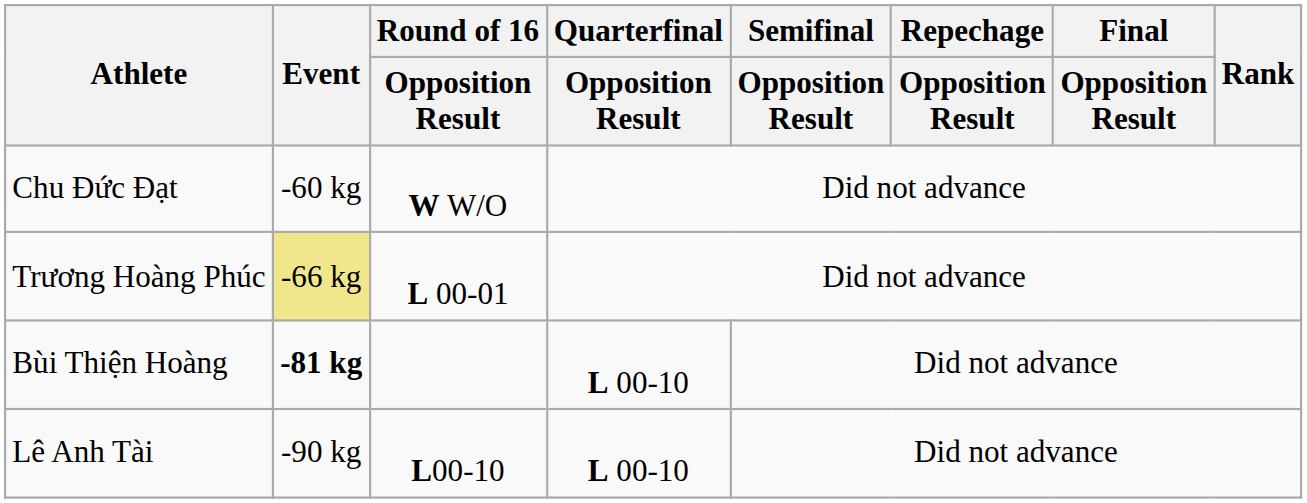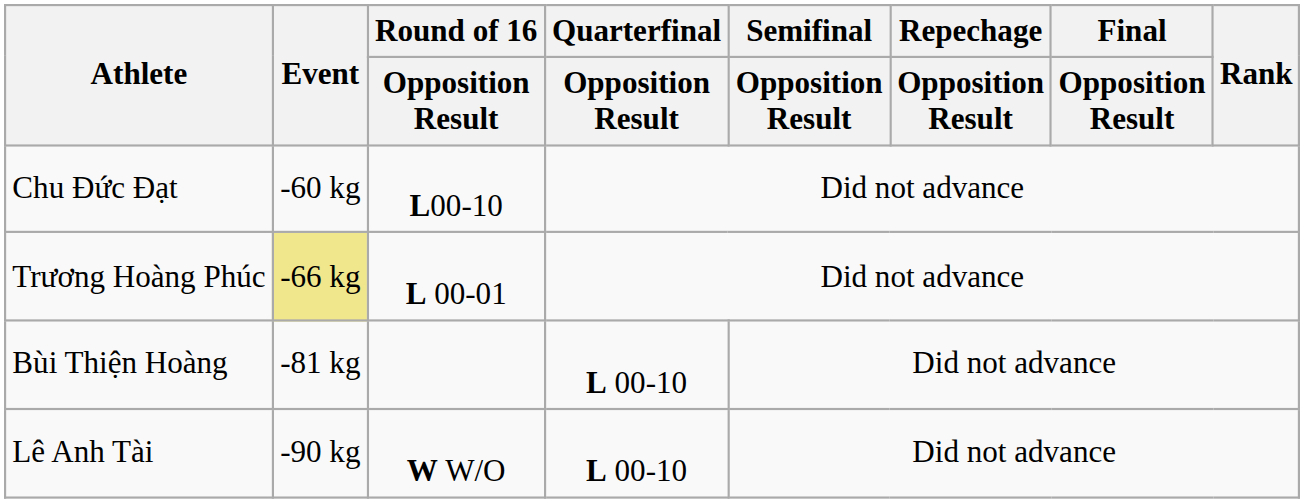(458, 206) W W/O -> (456, 206) L00-10
(321, 364) bold -> (320, 364) normal
(458, 470) L00-10 -> (456, 470) W W/O
